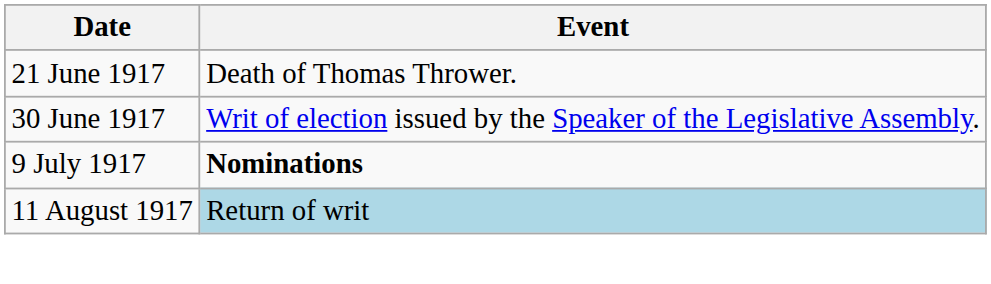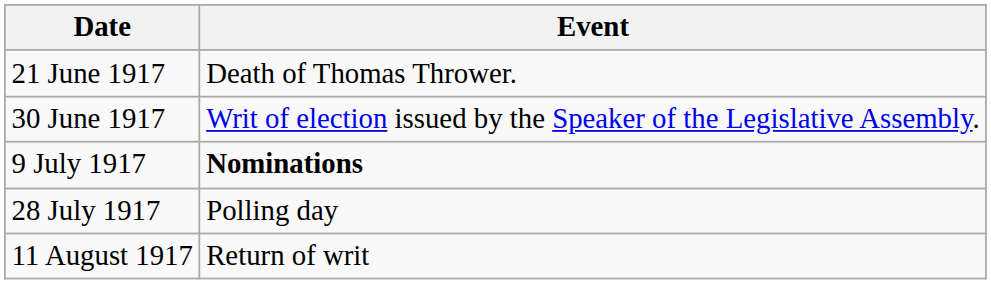+ row: (86, 210)
(288, 210) lightblue background -> (288, 255) no background
